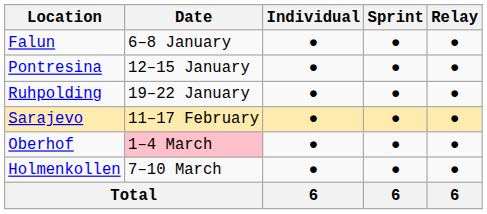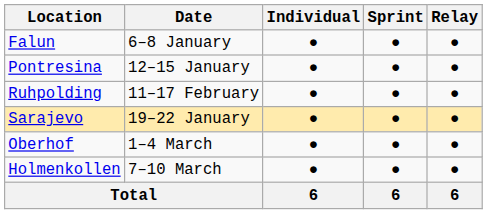(189, 94) 19–22 January -> (194, 94) 11–17 February
(194, 119) 11–17 February -> (189, 119) 19–22 January
(170, 144) pink background -> (170, 144) no background
